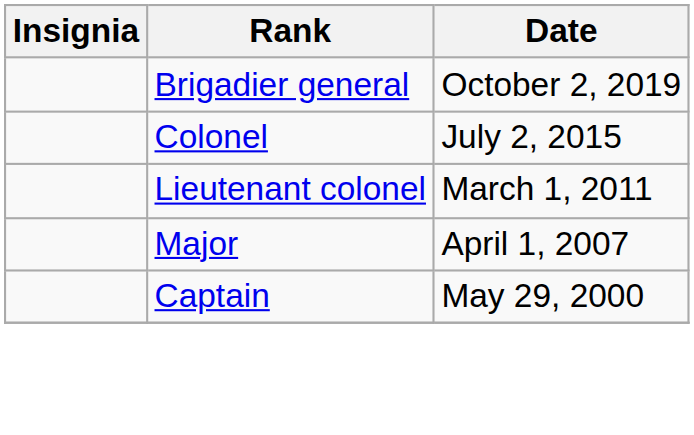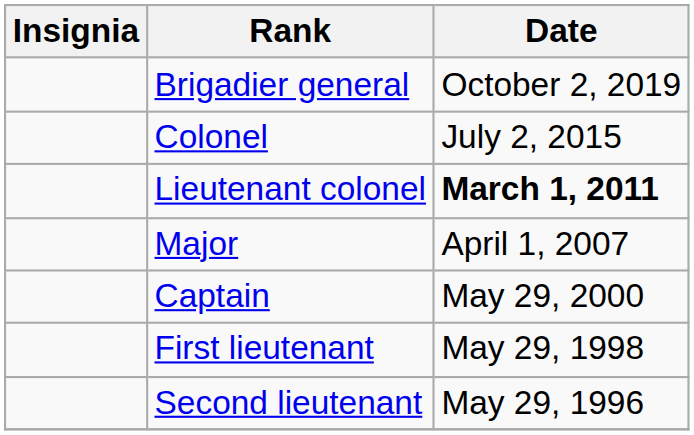(547, 190) normal -> (550, 190) bold
+ row: (264, 349)
+ row: (288, 402)
